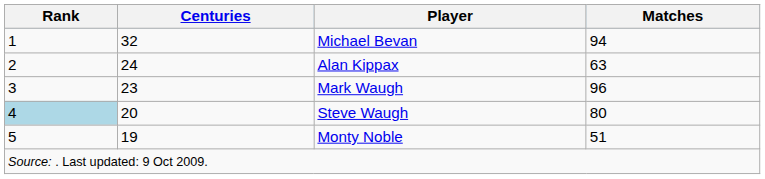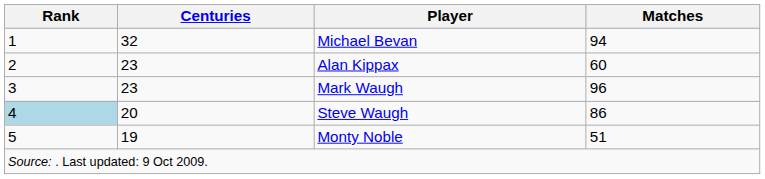(129, 64) 24 -> (129, 64) 23
(598, 64) 63 -> (598, 64) 60
(598, 112) 80 -> (598, 112) 86
